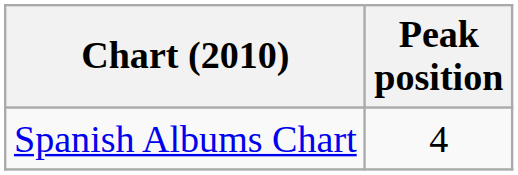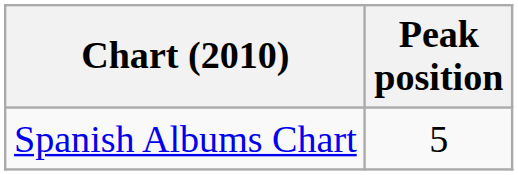(439, 137) 4 -> (439, 137) 5
